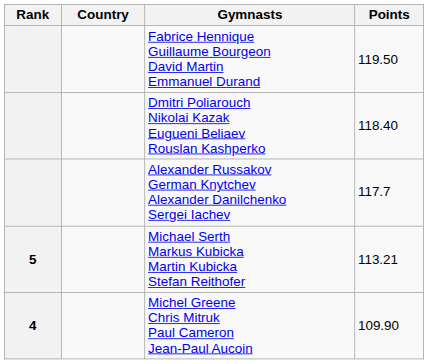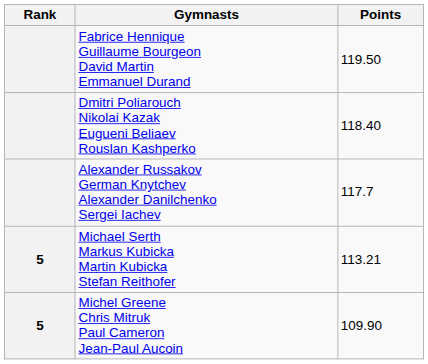- column: (103, 15)
(33, 325) 4 -> (40, 325) 5
